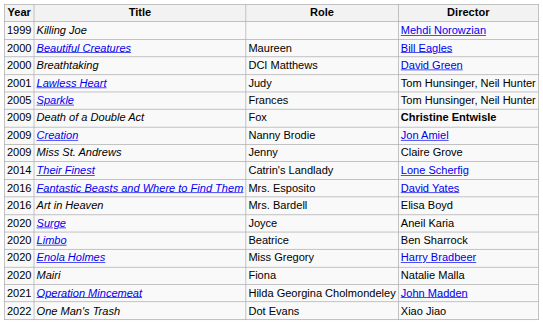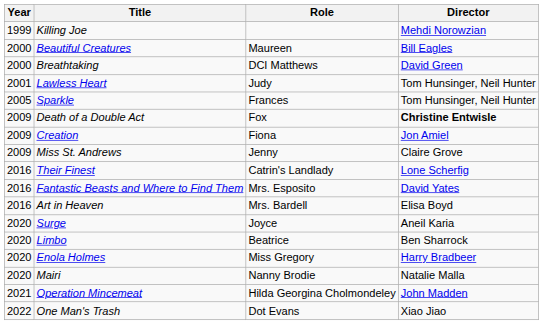(282, 135) Nanny Brodie -> (262, 135) Fiona
(19, 170) 2014 -> (19, 170) 2016
(262, 275) Fiona -> (282, 275) Nanny Brodie
